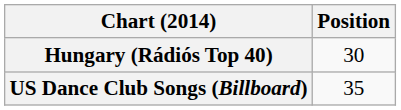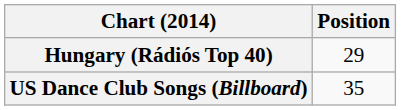(354, 54) 30 -> (354, 54) 29
